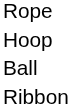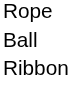- row: (28, 40)
